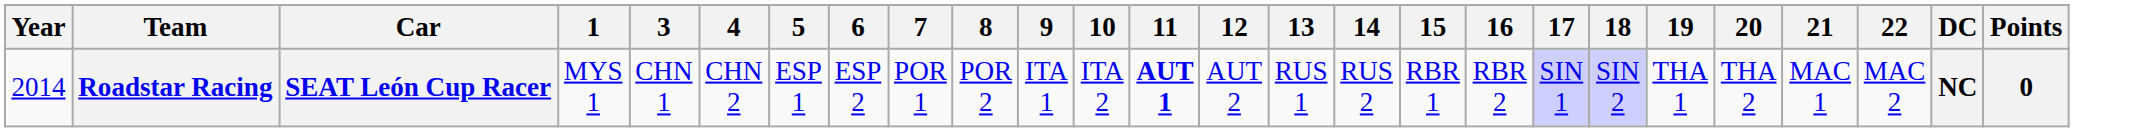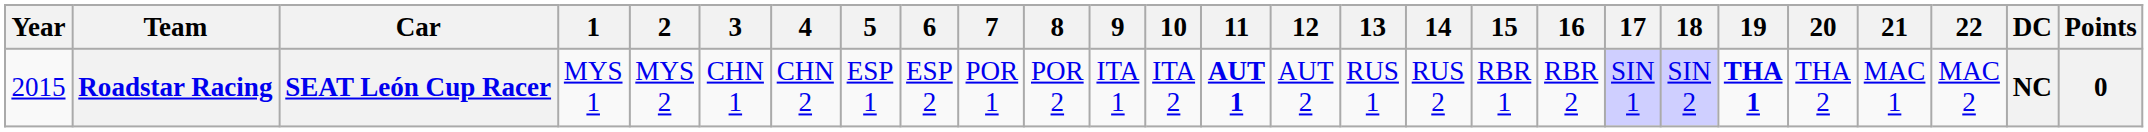+ column: (665, 26)
(38, 86) 2014 -> (38, 86) 2015
(1680, 86) normal -> (1753, 86) bold
